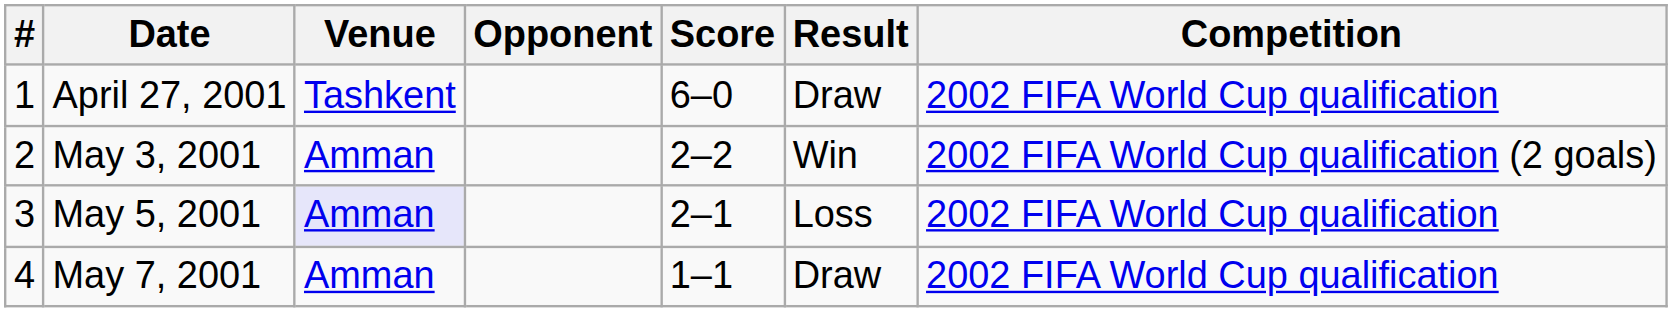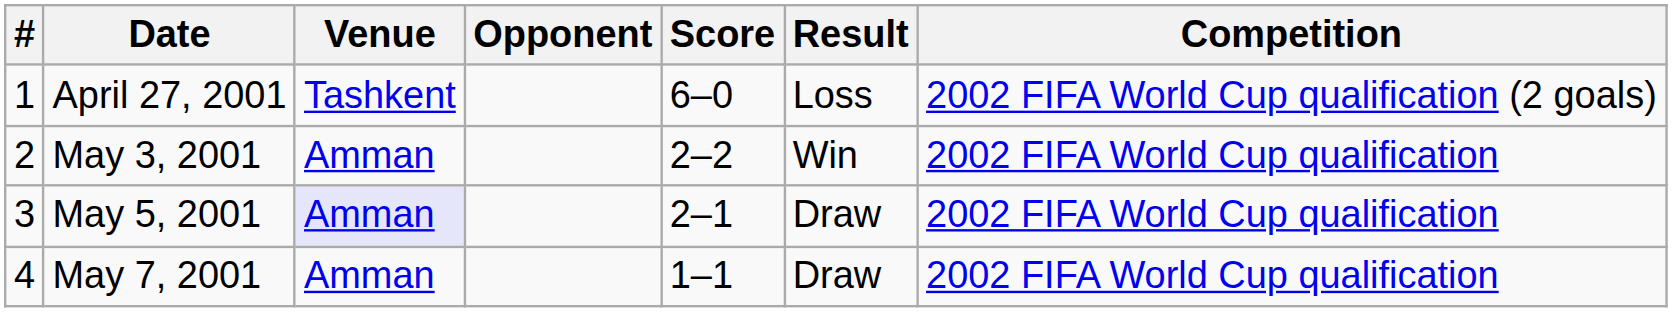(837, 94) Draw -> (833, 94) Loss
(1212, 94) 2002 FIFA World Cup qualification -> (1291, 94) 2002 FIFA World Cup qualification (2 goals)
(1291, 154) 2002 FIFA World Cup qualification (2 goals) -> (1212, 154) 2002 FIFA World Cup qualification
(833, 214) Loss -> (837, 214) Draw
